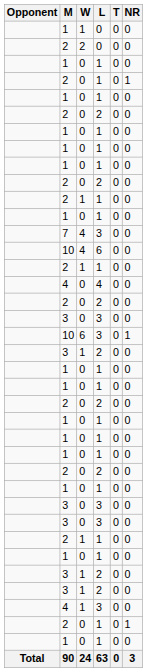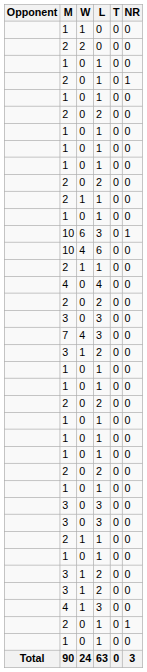rows swapped: (65, 234) <-> (68, 336)
